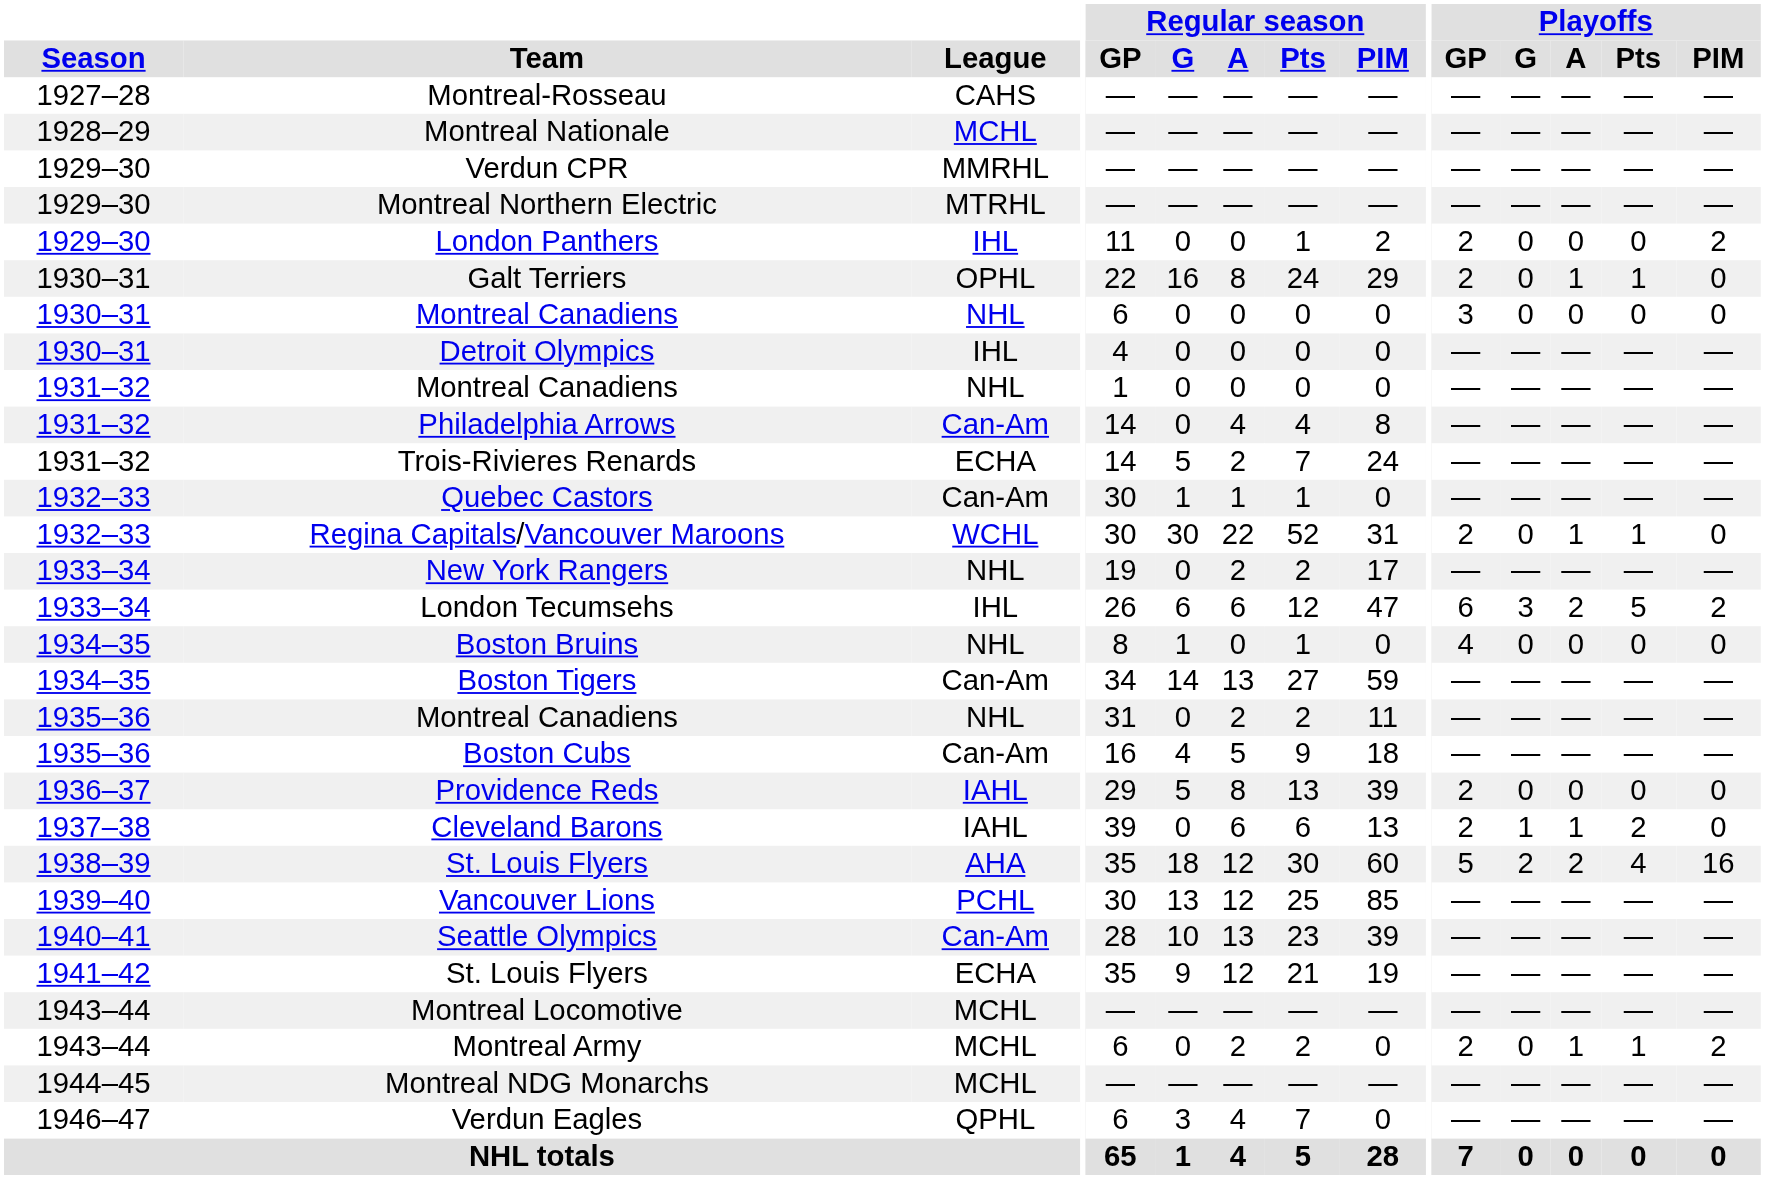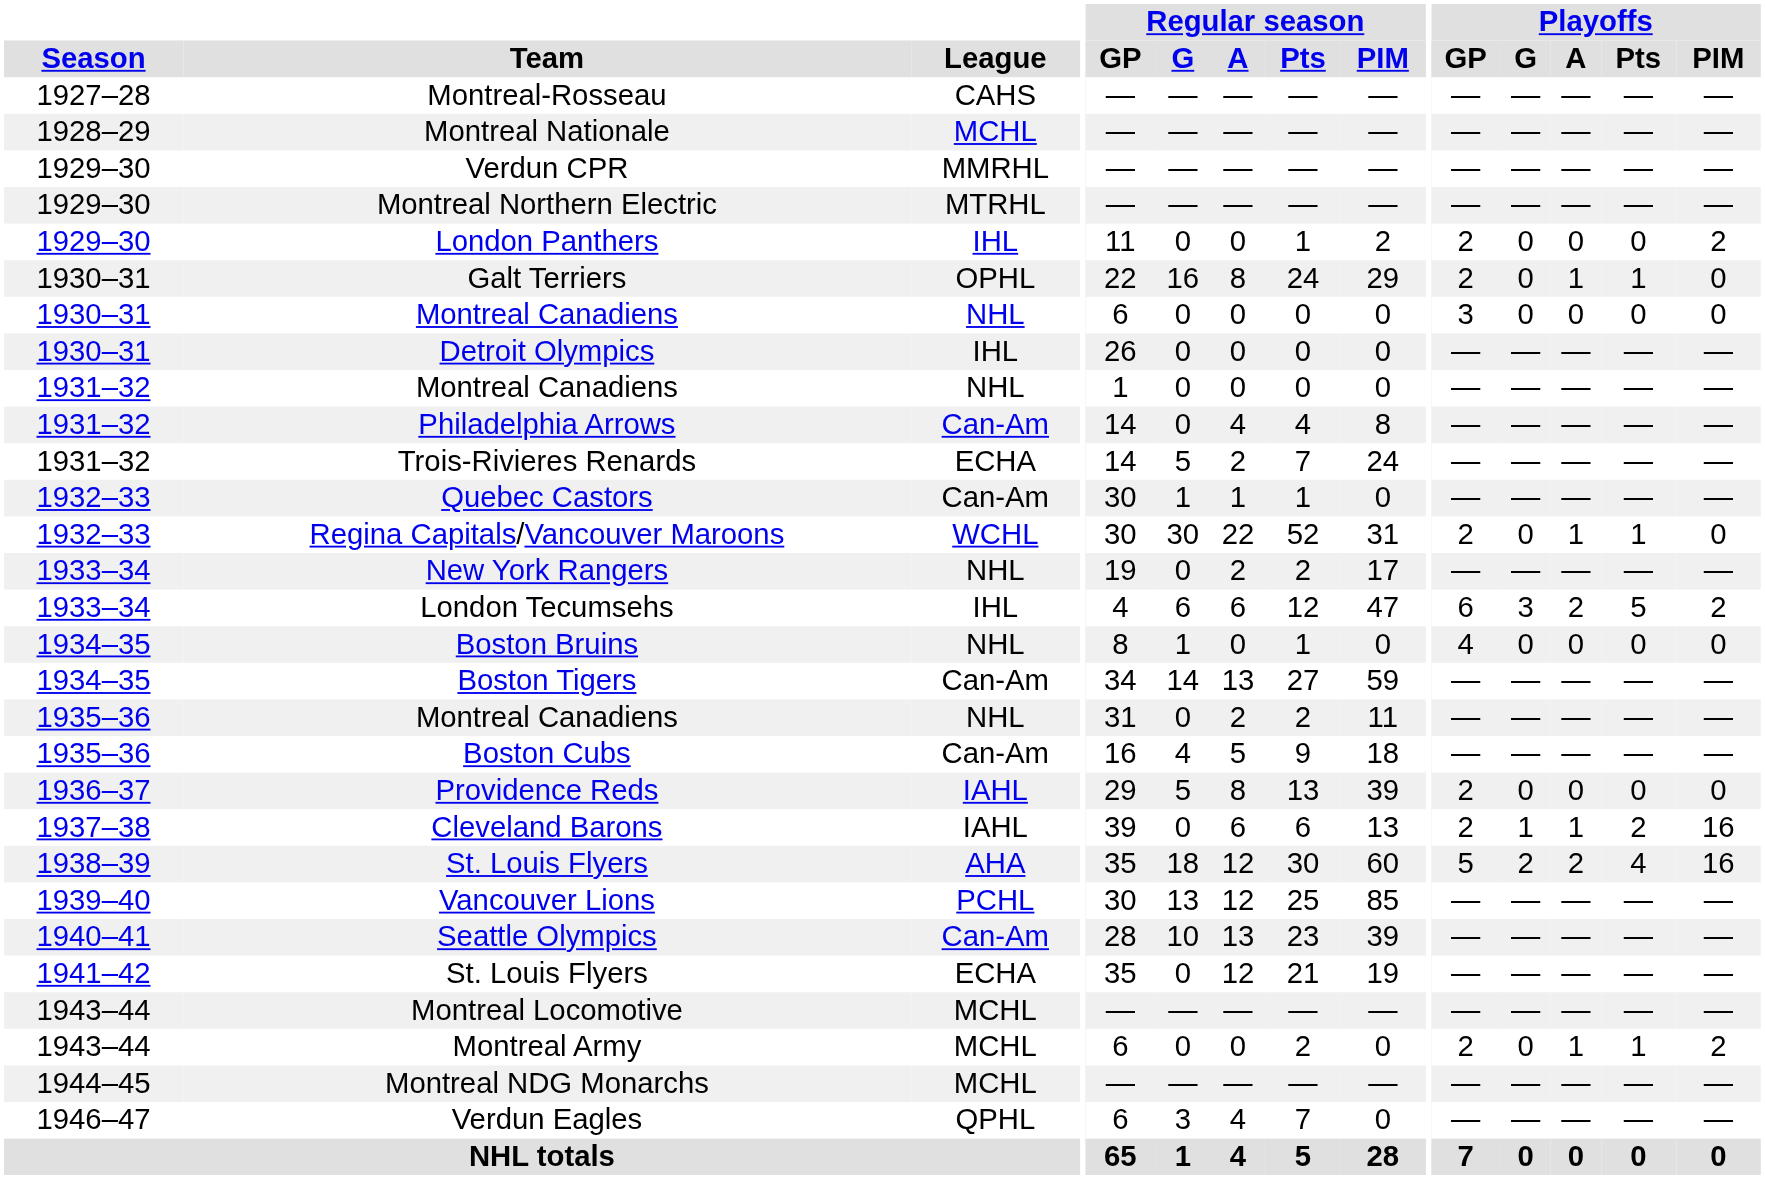(1120, 351) 4 -> (1120, 351) 26
(1120, 607) 26 -> (1120, 607) 4
(1718, 827) 0 -> (1718, 827) 16
(1183, 973) 9 -> (1183, 973) 0
(1238, 1046) 2 -> (1238, 1046) 0
